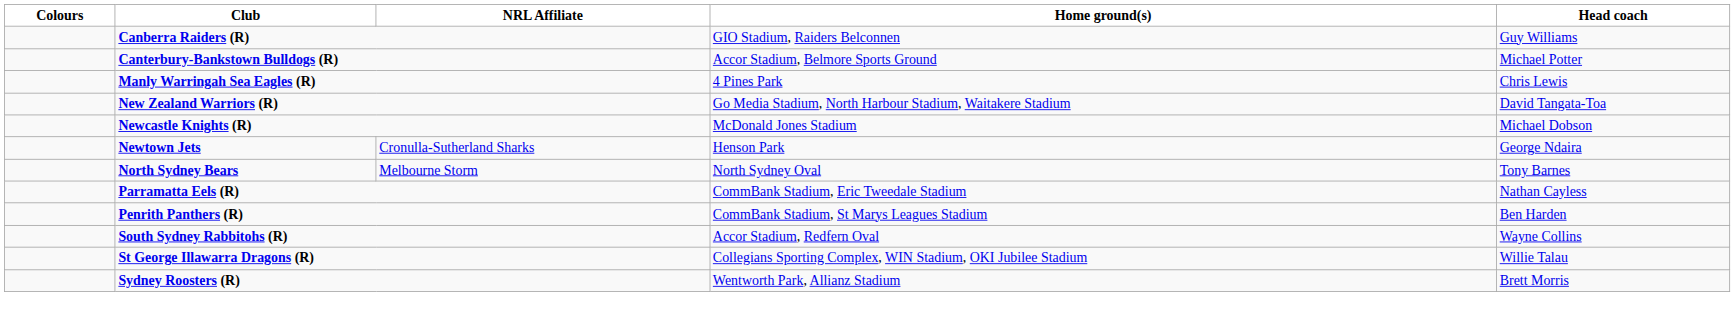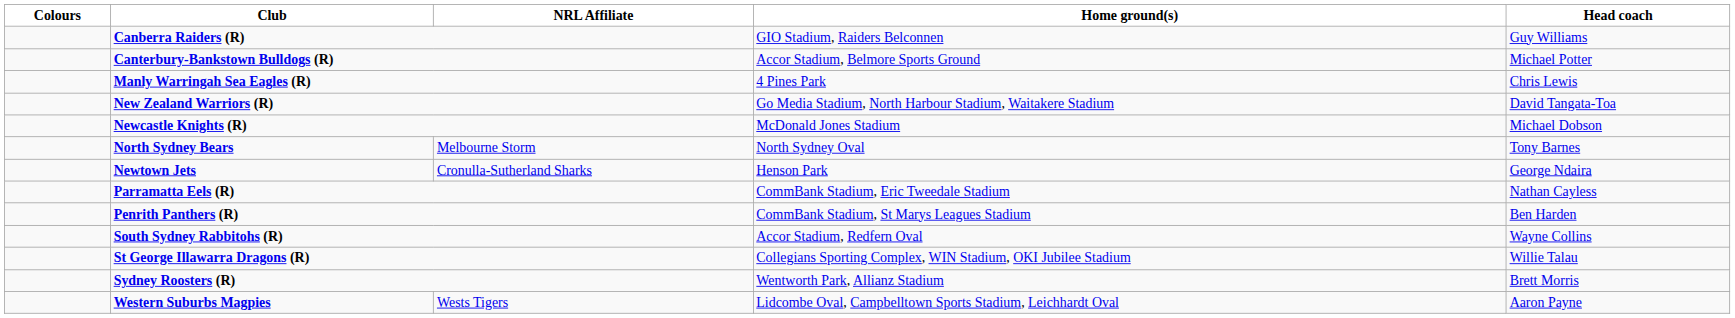rows swapped: (160, 147) <-> (178, 170)
+ row: (192, 302)
